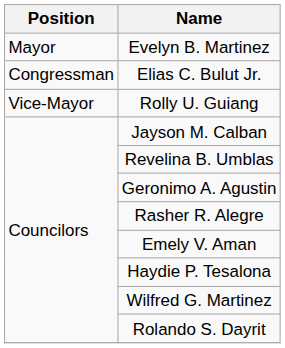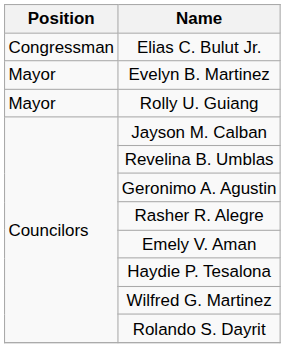rows swapped: (199, 75) <-> (199, 47)
(51, 103) Vice-Mayor -> (32, 103) Mayor
